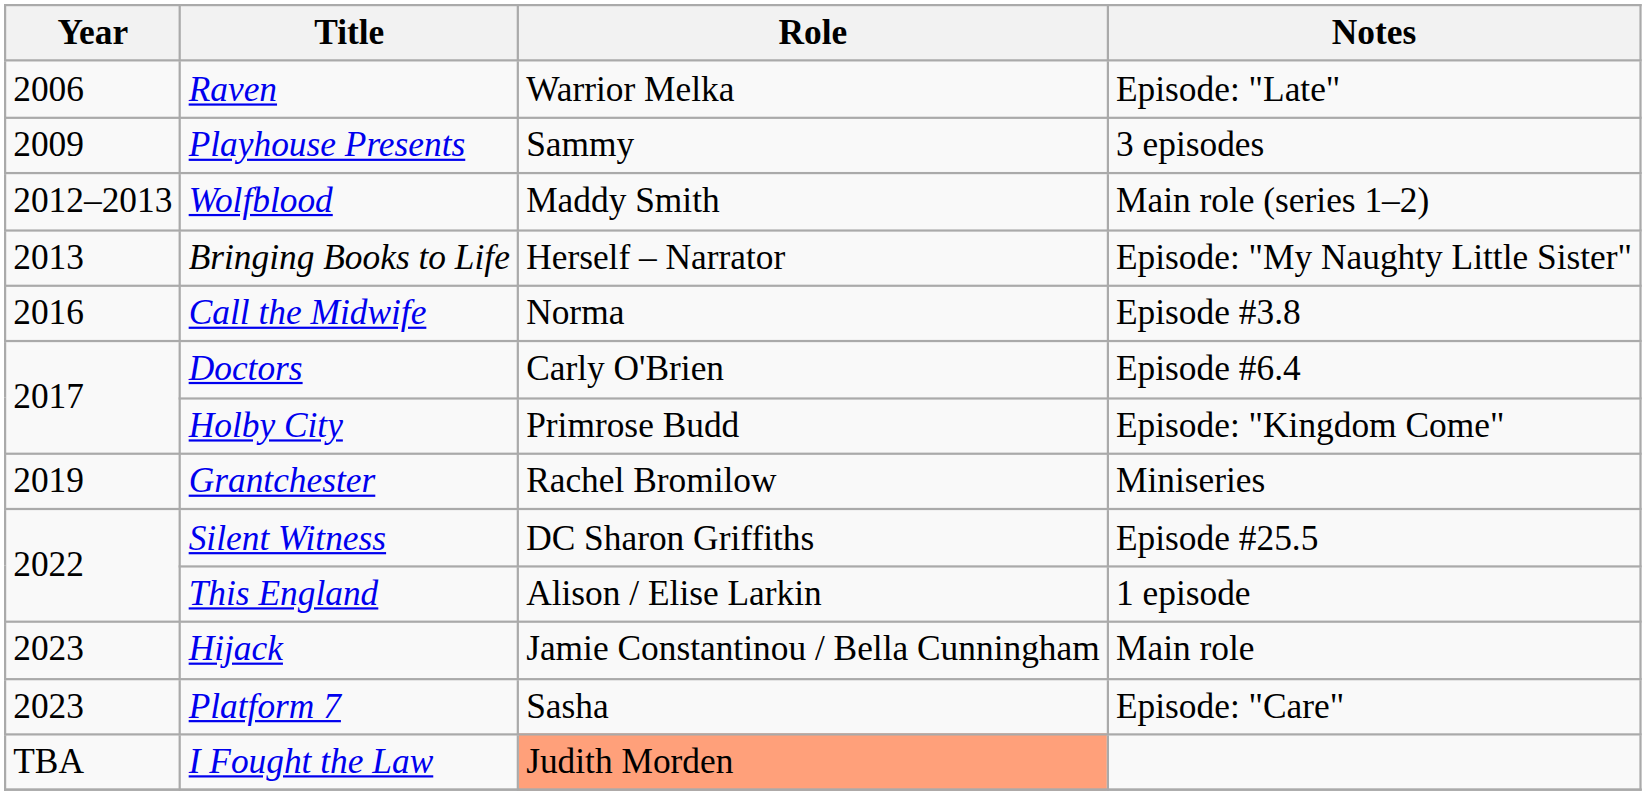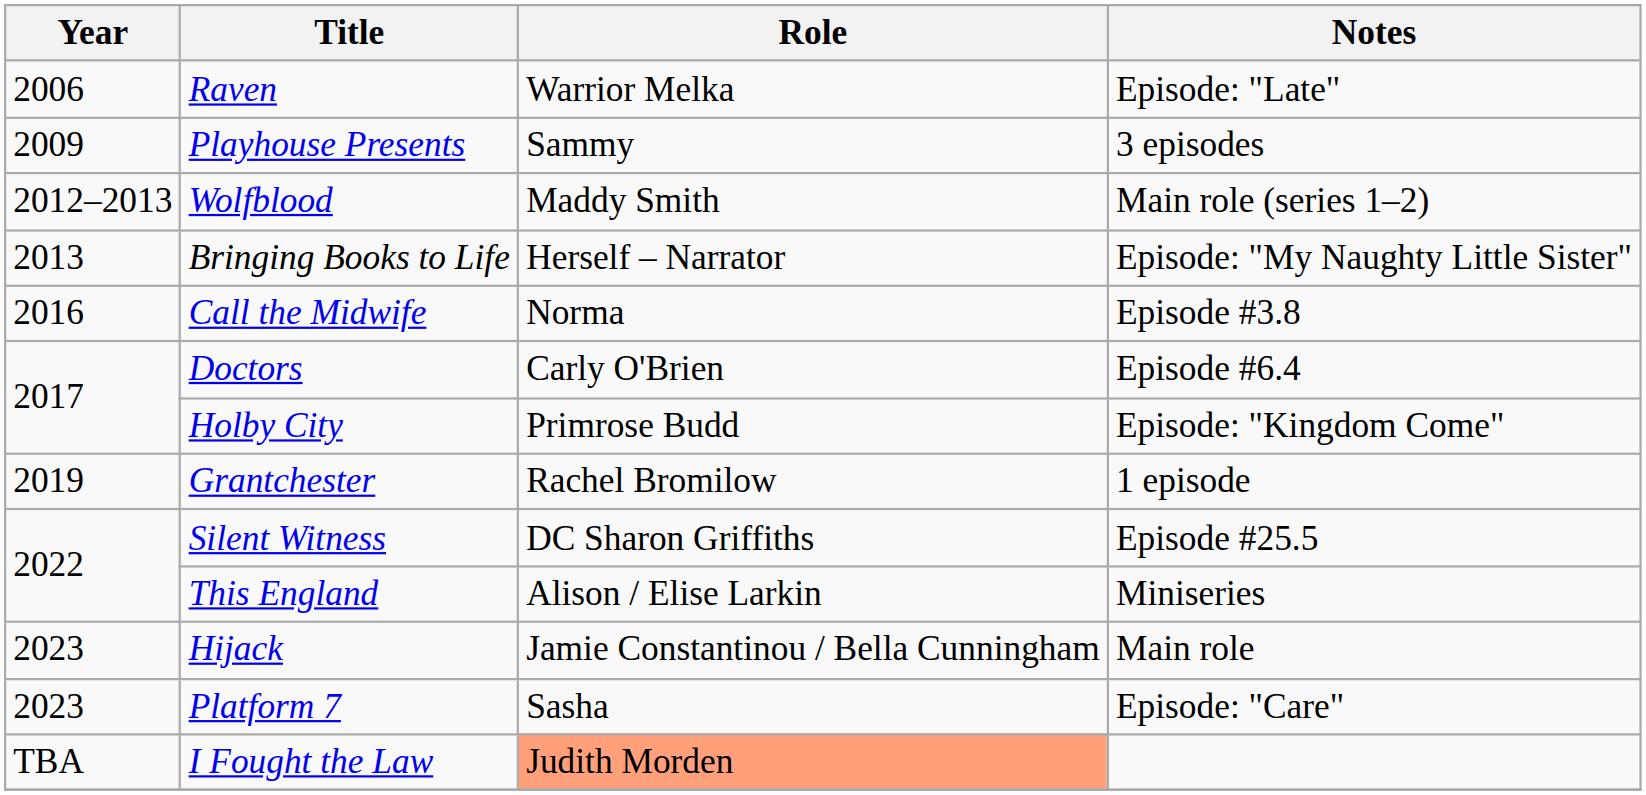(1191, 481) Miniseries -> (1183, 481) 1 episode
(1183, 593) 1 episode -> (1191, 593) Miniseries
